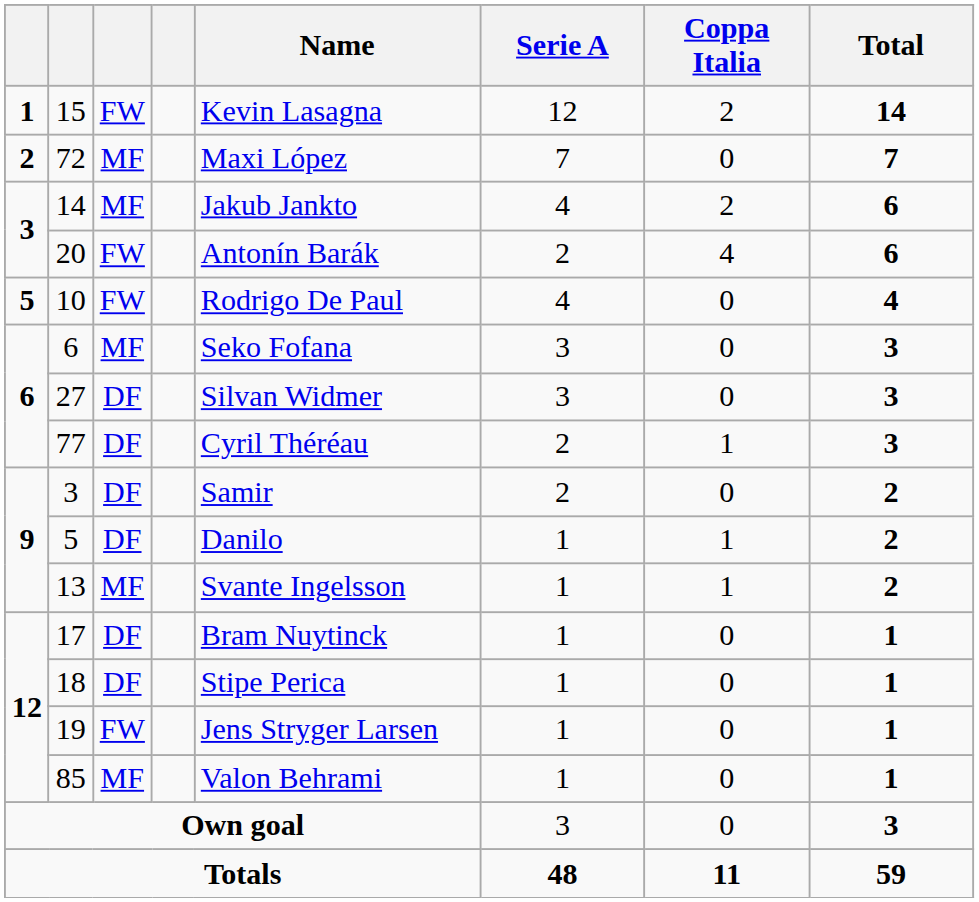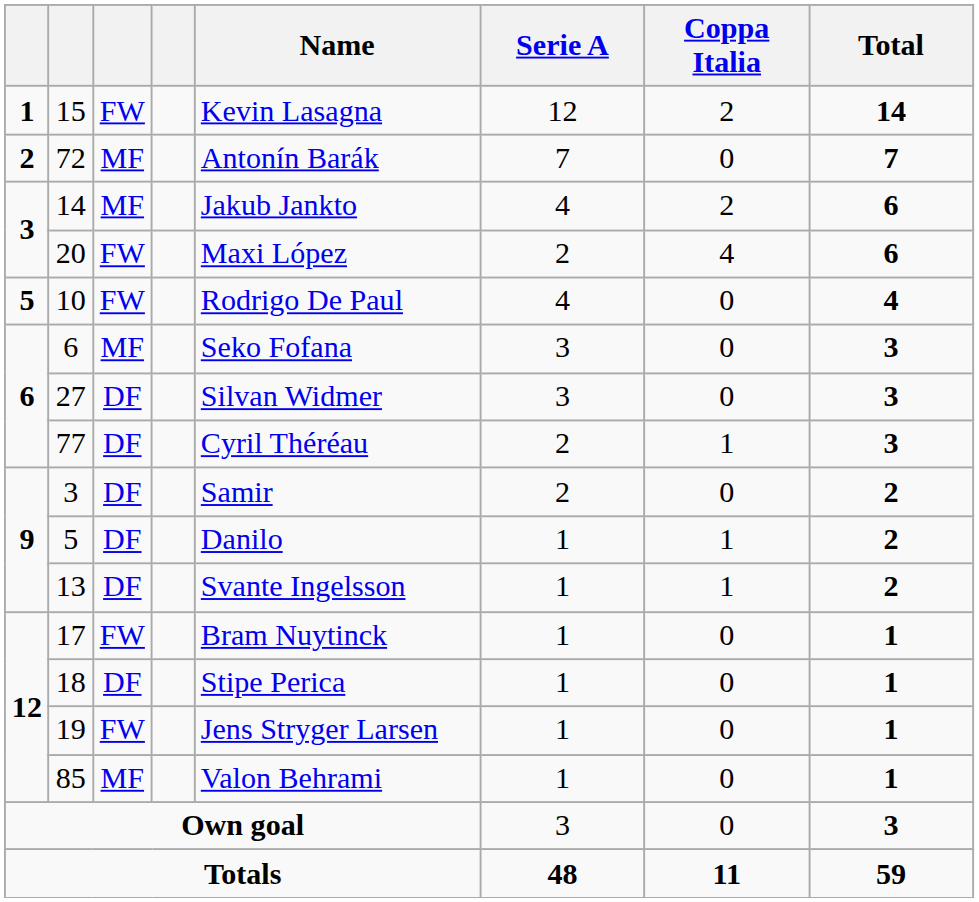(274, 157) Maxi López -> (290, 157) Antonín Barák
(290, 253) Antonín Barák -> (274, 253) Maxi López
(122, 586) MF -> (122, 586) DF
(122, 634) DF -> (122, 634) FW
